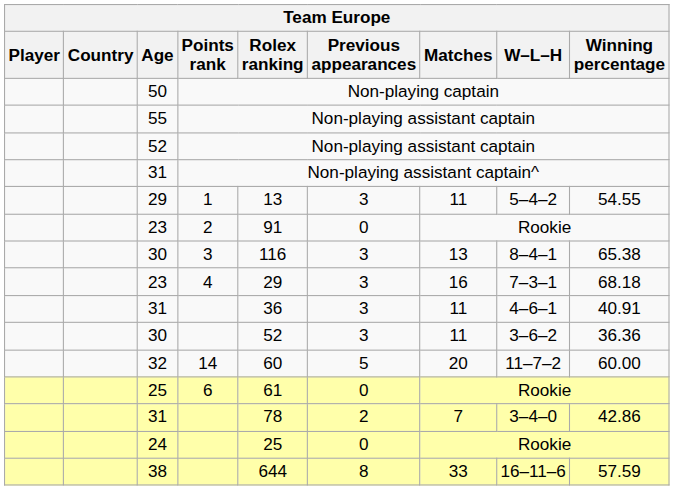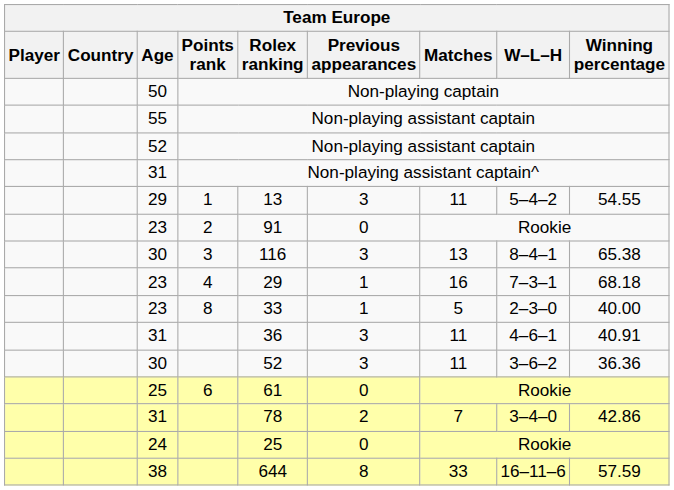(364, 281) 3 -> (364, 281) 1
+ row: (157, 308)
- row: (157, 363)
